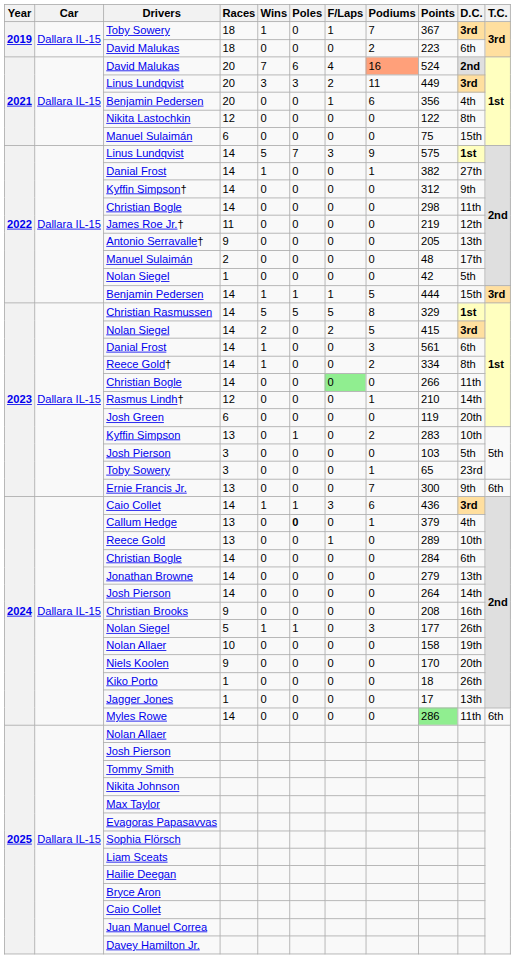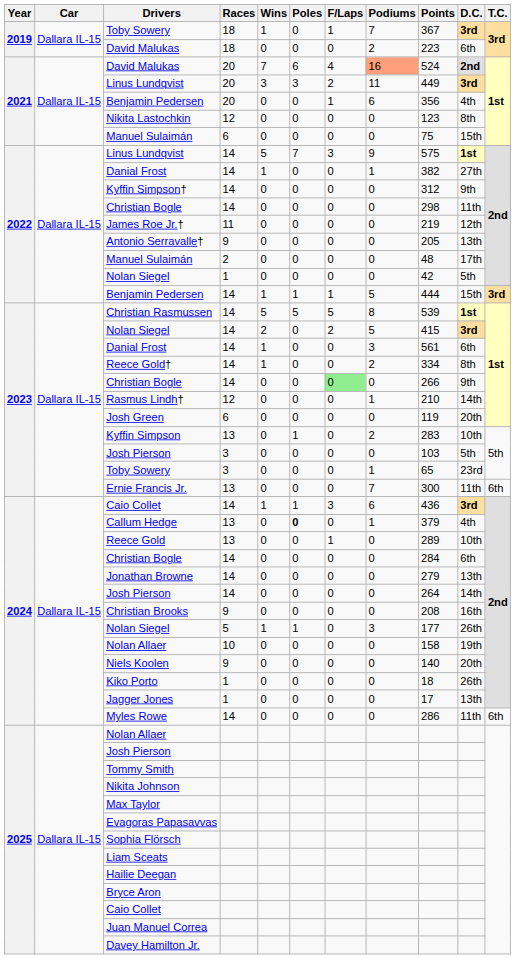(430, 118) 122 -> (430, 118) 123
(430, 312) 329 -> (430, 312) 539
(471, 382) 11th -> (468, 382) 9th
(468, 487) 9th -> (471, 487) 11th
(430, 663) 170 -> (430, 663) 140
(430, 716) lightgreen background -> (430, 716) no background
